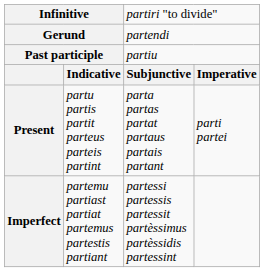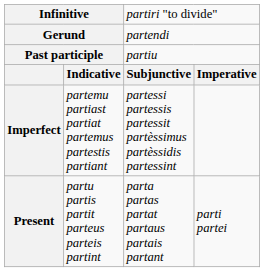rows swapped: (34, 130) <-> (34, 221)
